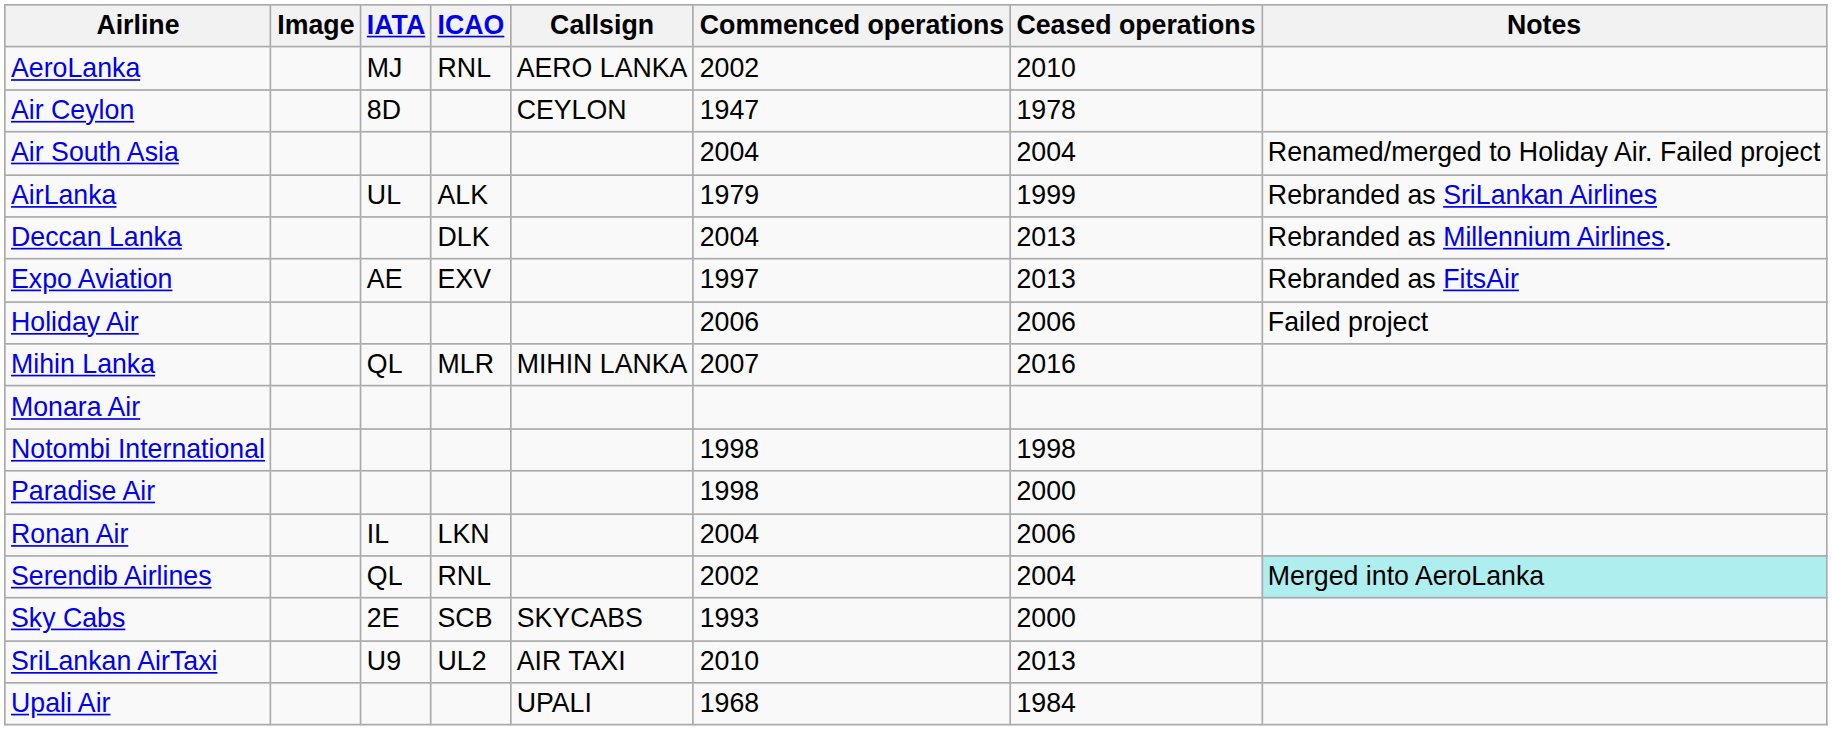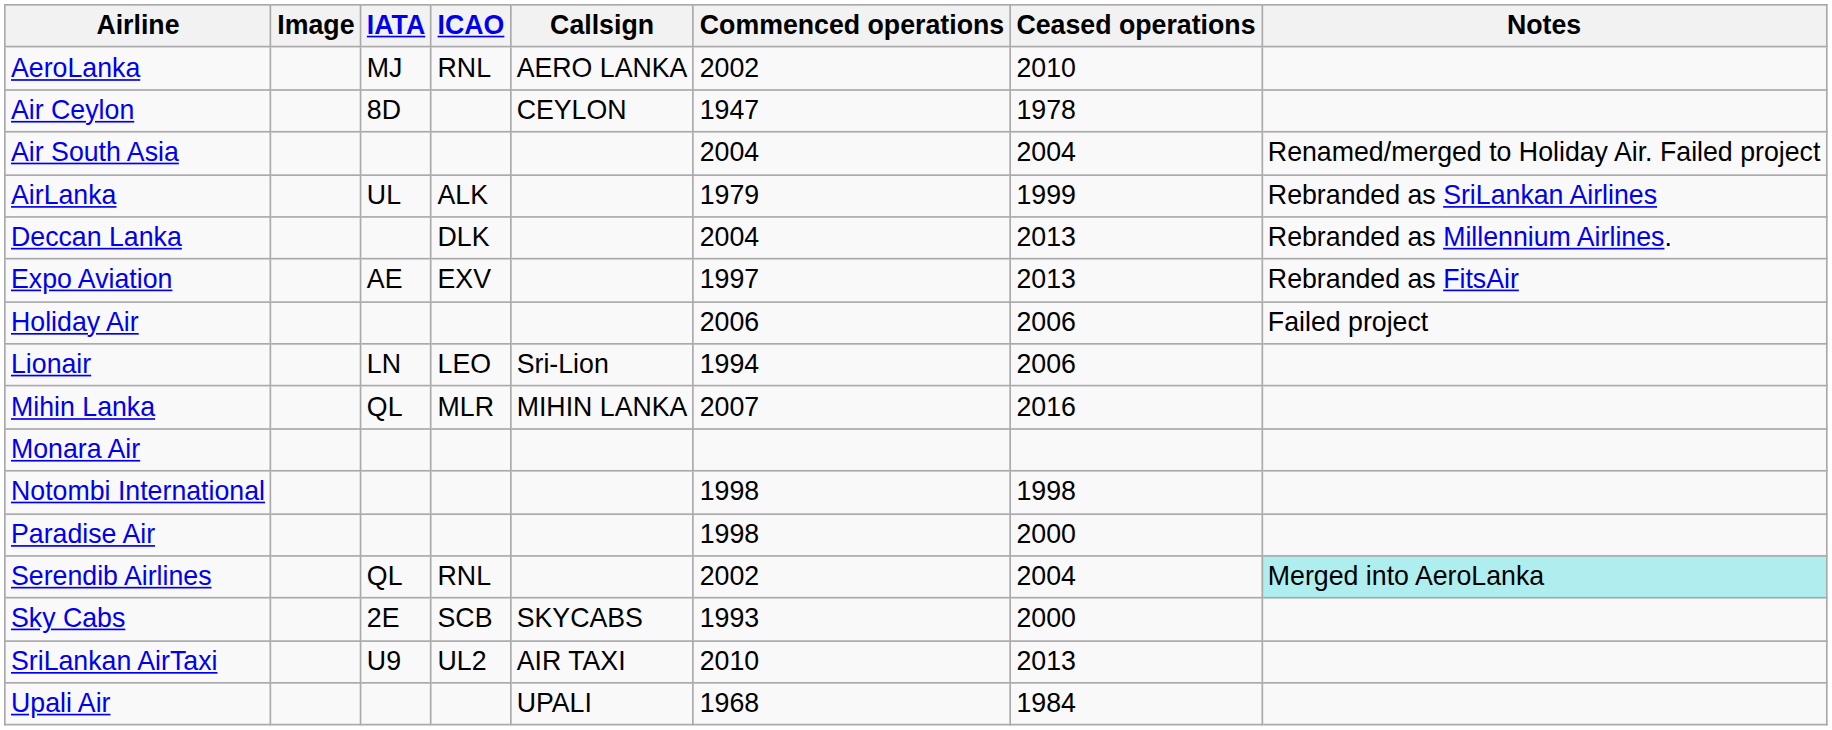+ row: (51, 364)
- row: (70, 534)
